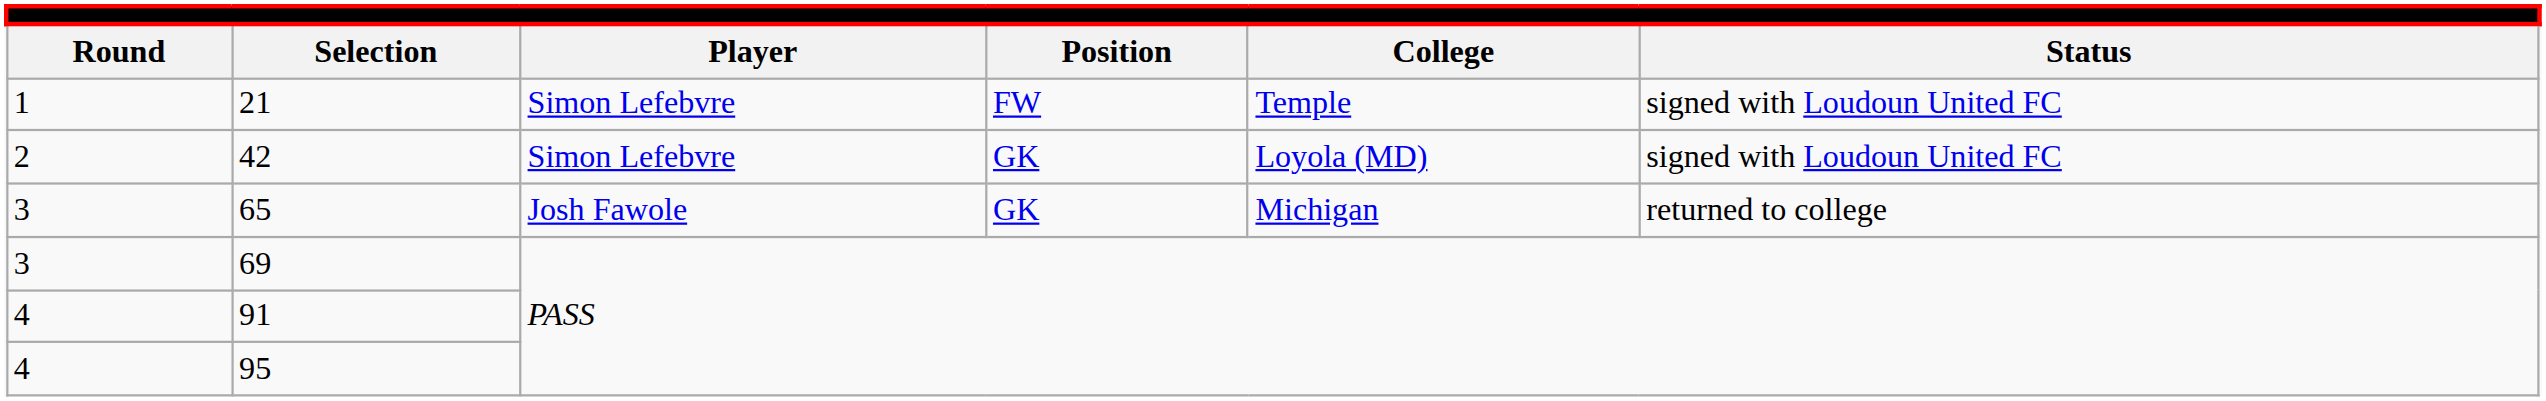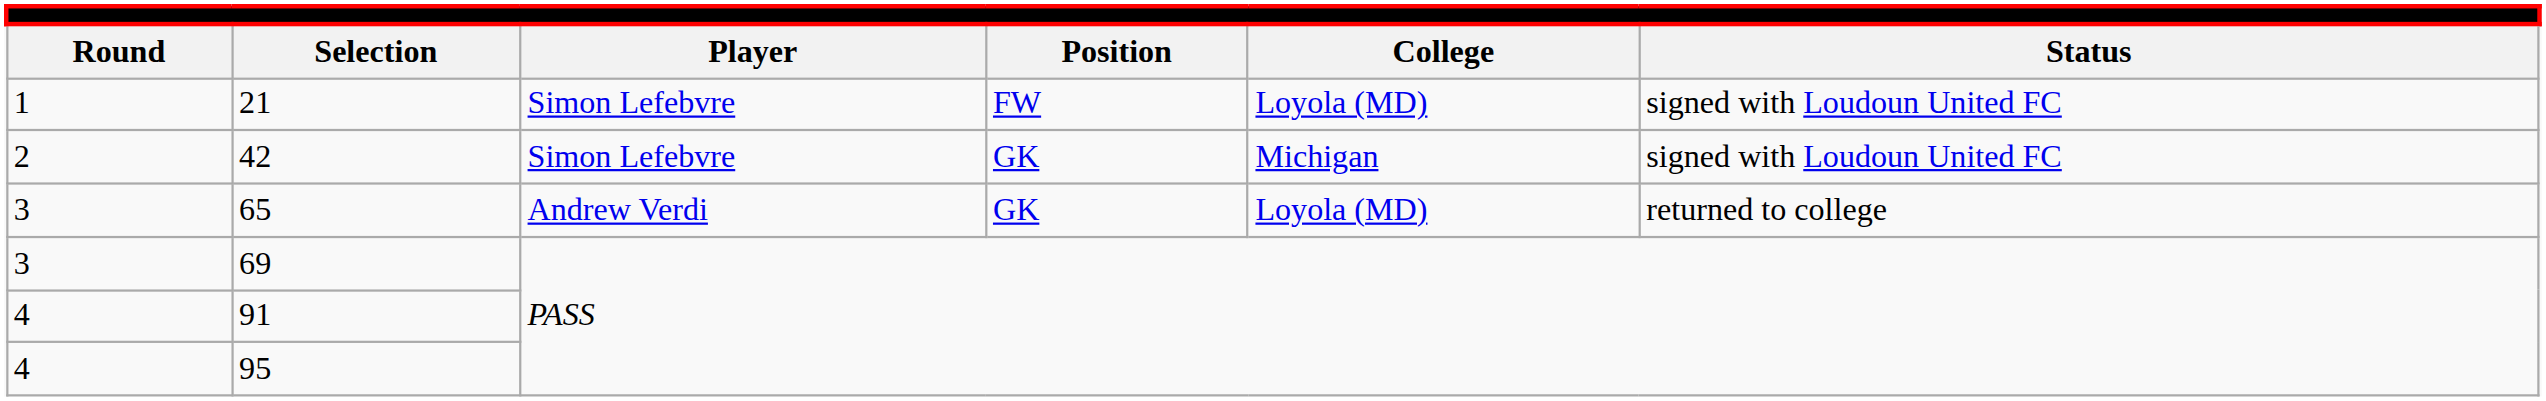(1303, 103) Temple -> (1341, 103) Loyola (MD)
(1341, 156) Loyola (MD) -> (1317, 156) Michigan
(607, 209) Josh Fawole -> (618, 209) Andrew Verdi
(1317, 209) Michigan -> (1341, 209) Loyola (MD)
